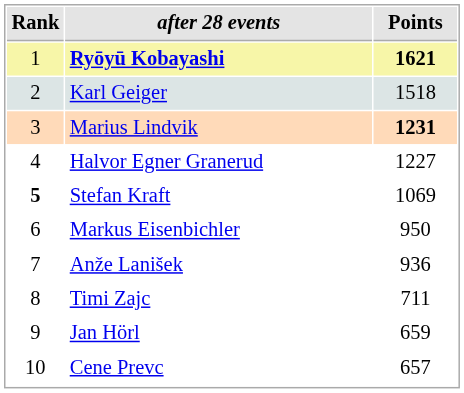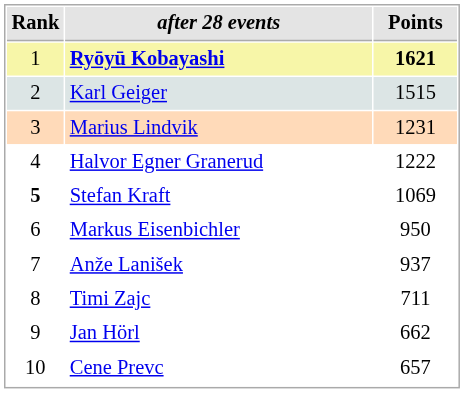(415, 93) 1518 -> (415, 93) 1515
(415, 127) bold -> (415, 127) normal
(415, 161) 1227 -> (415, 161) 1222
(415, 264) 936 -> (415, 264) 937
(415, 333) 659 -> (415, 333) 662
